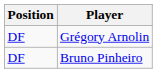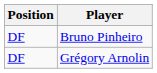rows swapped: (105, 36) <-> (101, 57)
